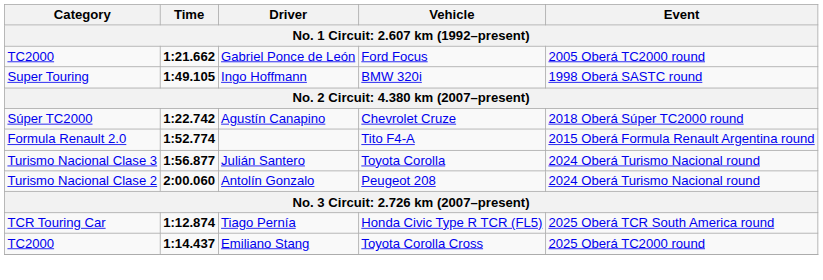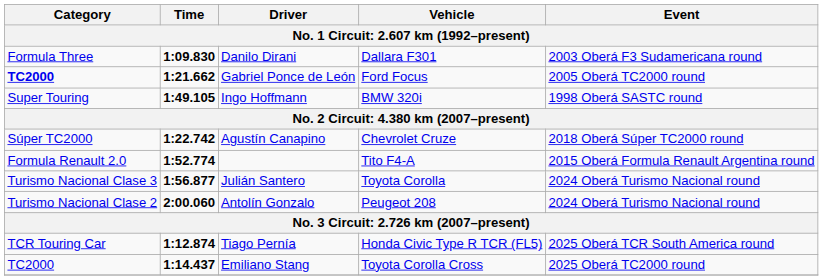+ row: (259, 56)
(31, 56) normal -> (31, 77) bold
